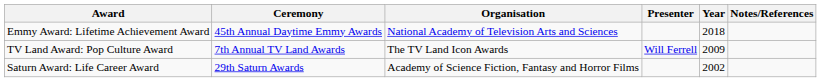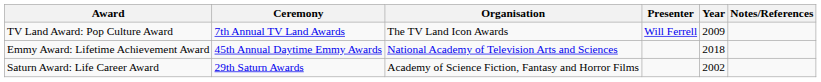rows swapped: (108, 31) <-> (90, 49)
